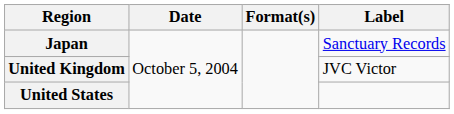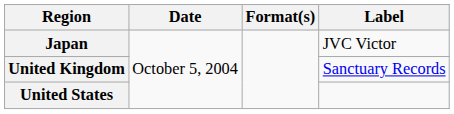(384, 43) Sanctuary Records -> (360, 43) JVC Victor
(360, 69) JVC Victor -> (384, 69) Sanctuary Records
